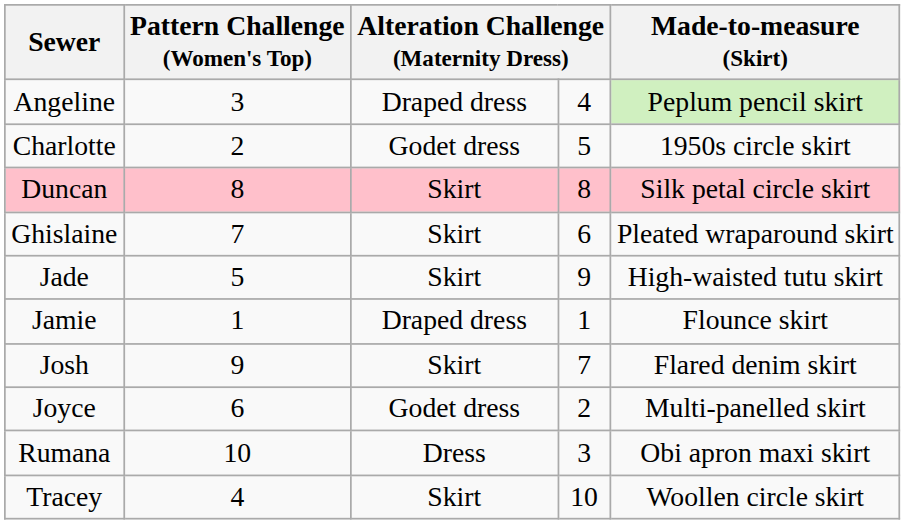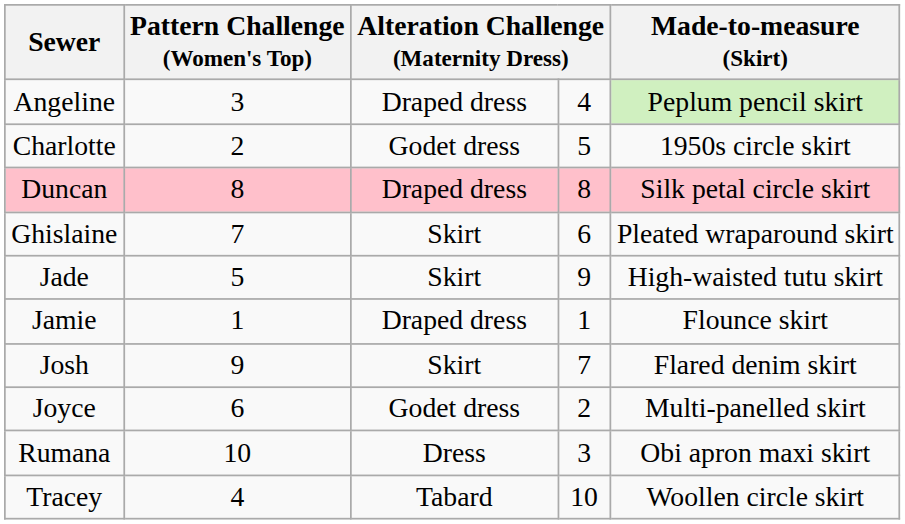(454, 189) Skirt -> (454, 189) Draped dress
(454, 496) Skirt -> (454, 496) Tabard
